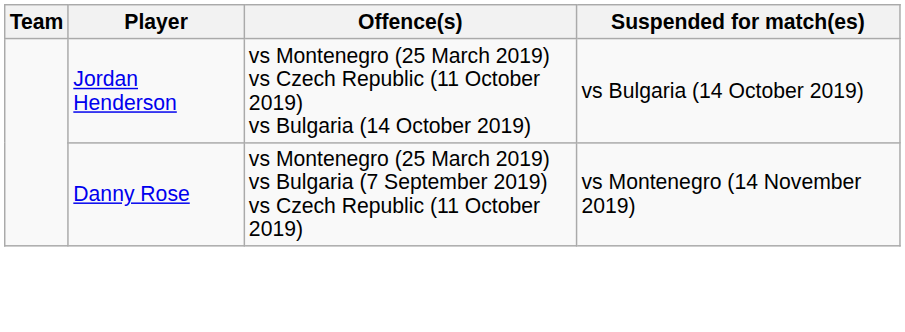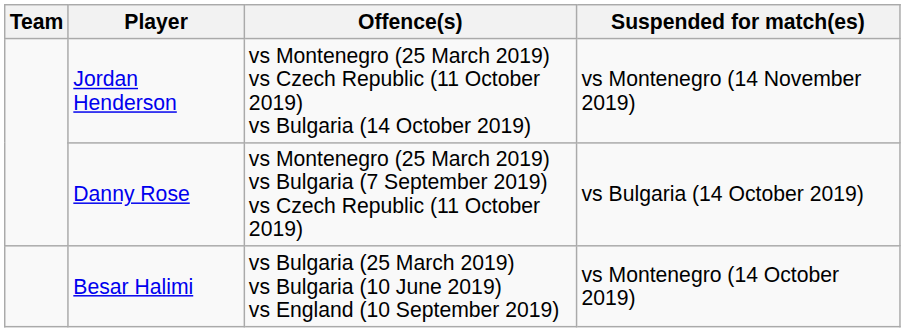(723, 91) vs Bulgaria (14 October 2019) -> (721, 91) vs Montenegro (14 November 2019)
(721, 195) vs Montenegro (14 November 2019) -> (723, 195) vs Bulgaria (14 October 2019)
+ row: (133, 287)
